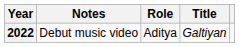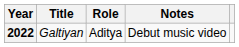columns swapped: (205, 14) <-> (89, 14)
